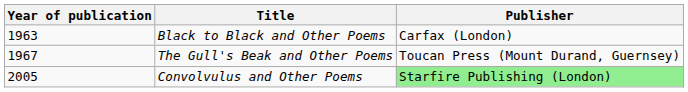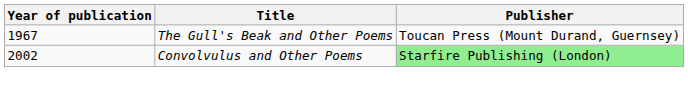- row: (272, 35)
(23, 76) 2005 -> (23, 56) 2002
